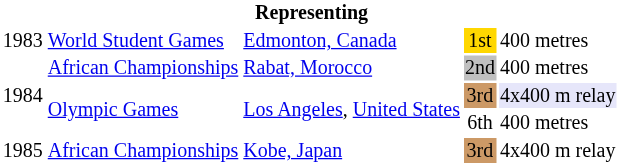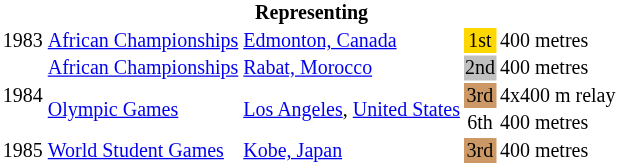(136, 40) World Student Games -> (143, 40) African Championships
(558, 95) lavender background -> (558, 95) no background
(143, 150) African Championships -> (136, 150) World Student Games
(558, 150) 4x400 m relay -> (544, 150) 400 metres
